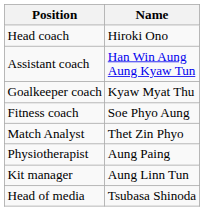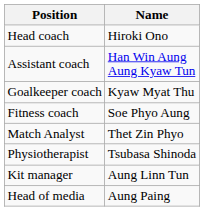(139, 154) Aung Paing -> (152, 154) Tsubasa Shinoda
(152, 196) Tsubasa Shinoda -> (139, 196) Aung Paing
